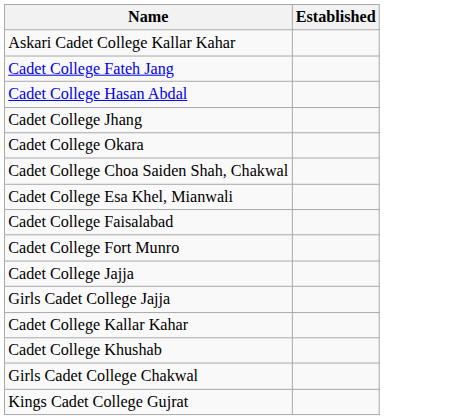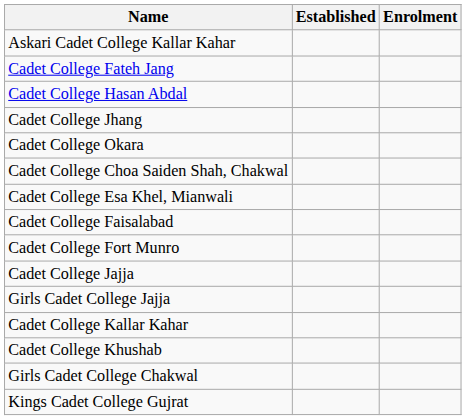+ column: (420, 17)
